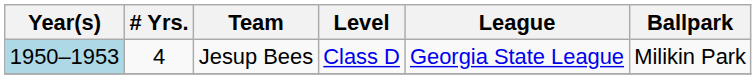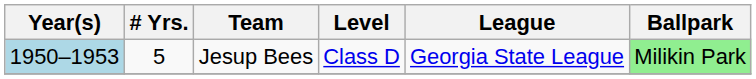(159, 57) 4 -> (159, 57) 5
(690, 57) no background -> (690, 57) lightgreen background
